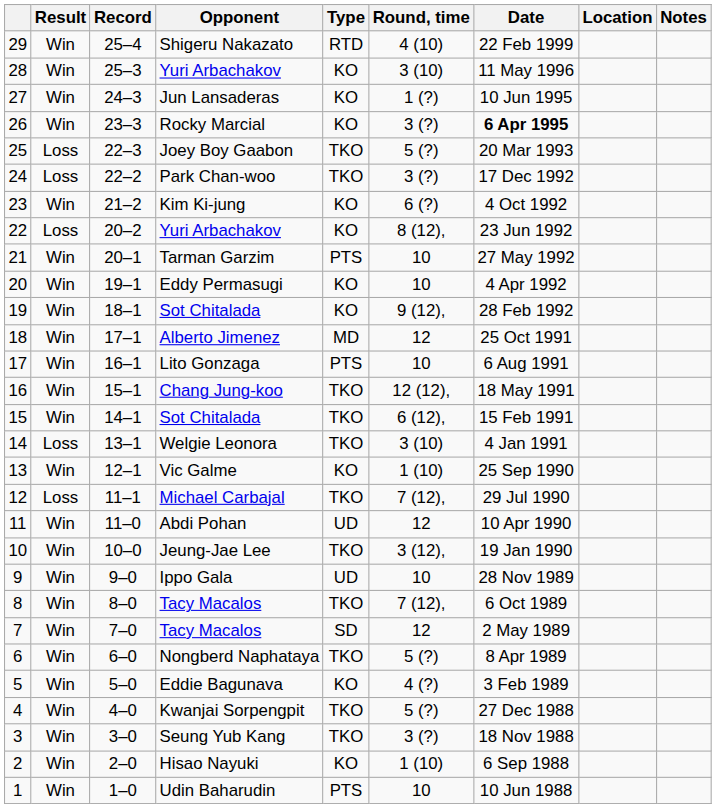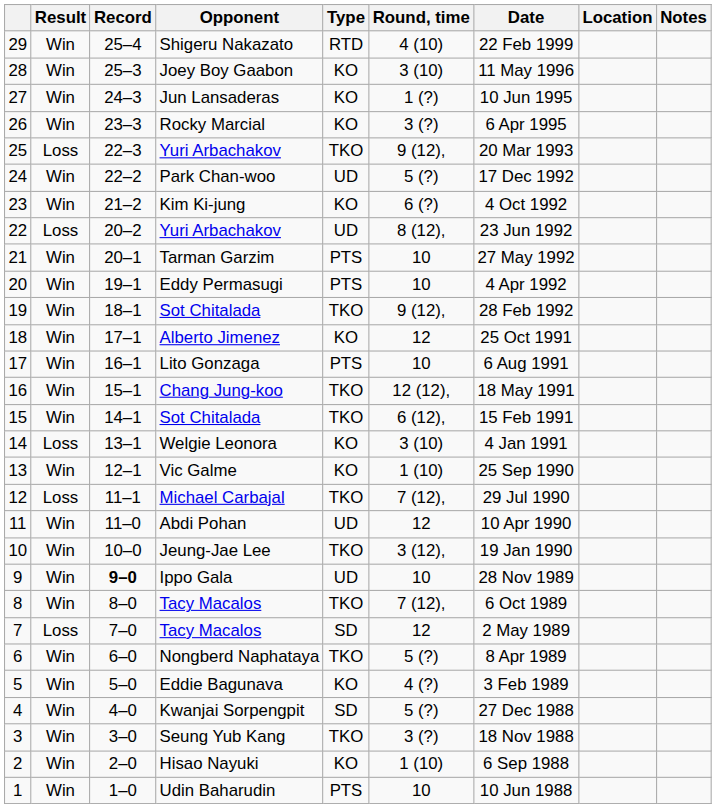(220, 71) Yuri Arbachakov -> (226, 71) Joey Boy Gaabon
(526, 124) bold -> (526, 124) normal
(226, 151) Joey Boy Gaabon -> (220, 151) Yuri Arbachakov
(421, 151) 5 (?) -> (421, 151) 9 (12),
(60, 177) Loss -> (61, 177) Win
(346, 177) TKO -> (346, 177) UD
(421, 177) 3 (?) -> (421, 177) 5 (?)
(346, 230) KO -> (346, 230) UD
(346, 284) KO -> (346, 284) PTS
(346, 310) KO -> (346, 310) TKO
(346, 337) MD -> (346, 337) KO
(346, 444) TKO -> (346, 444) KO
(123, 577) normal -> (123, 577) bold
(61, 630) Win -> (60, 630) Loss
(346, 710) TKO -> (346, 710) SD
